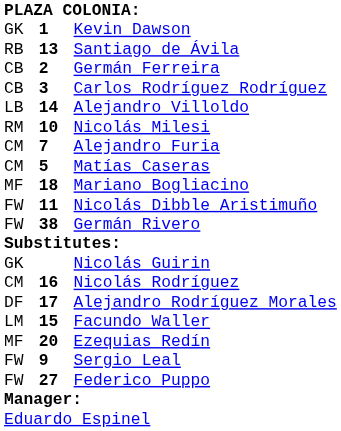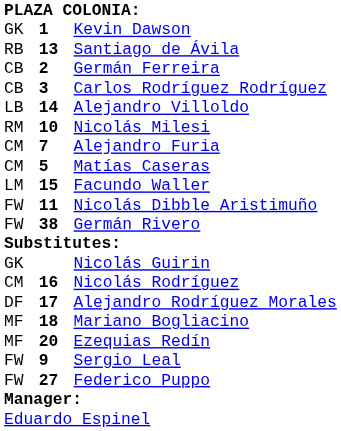rows swapped: (142, 322) <-> (161, 186)
